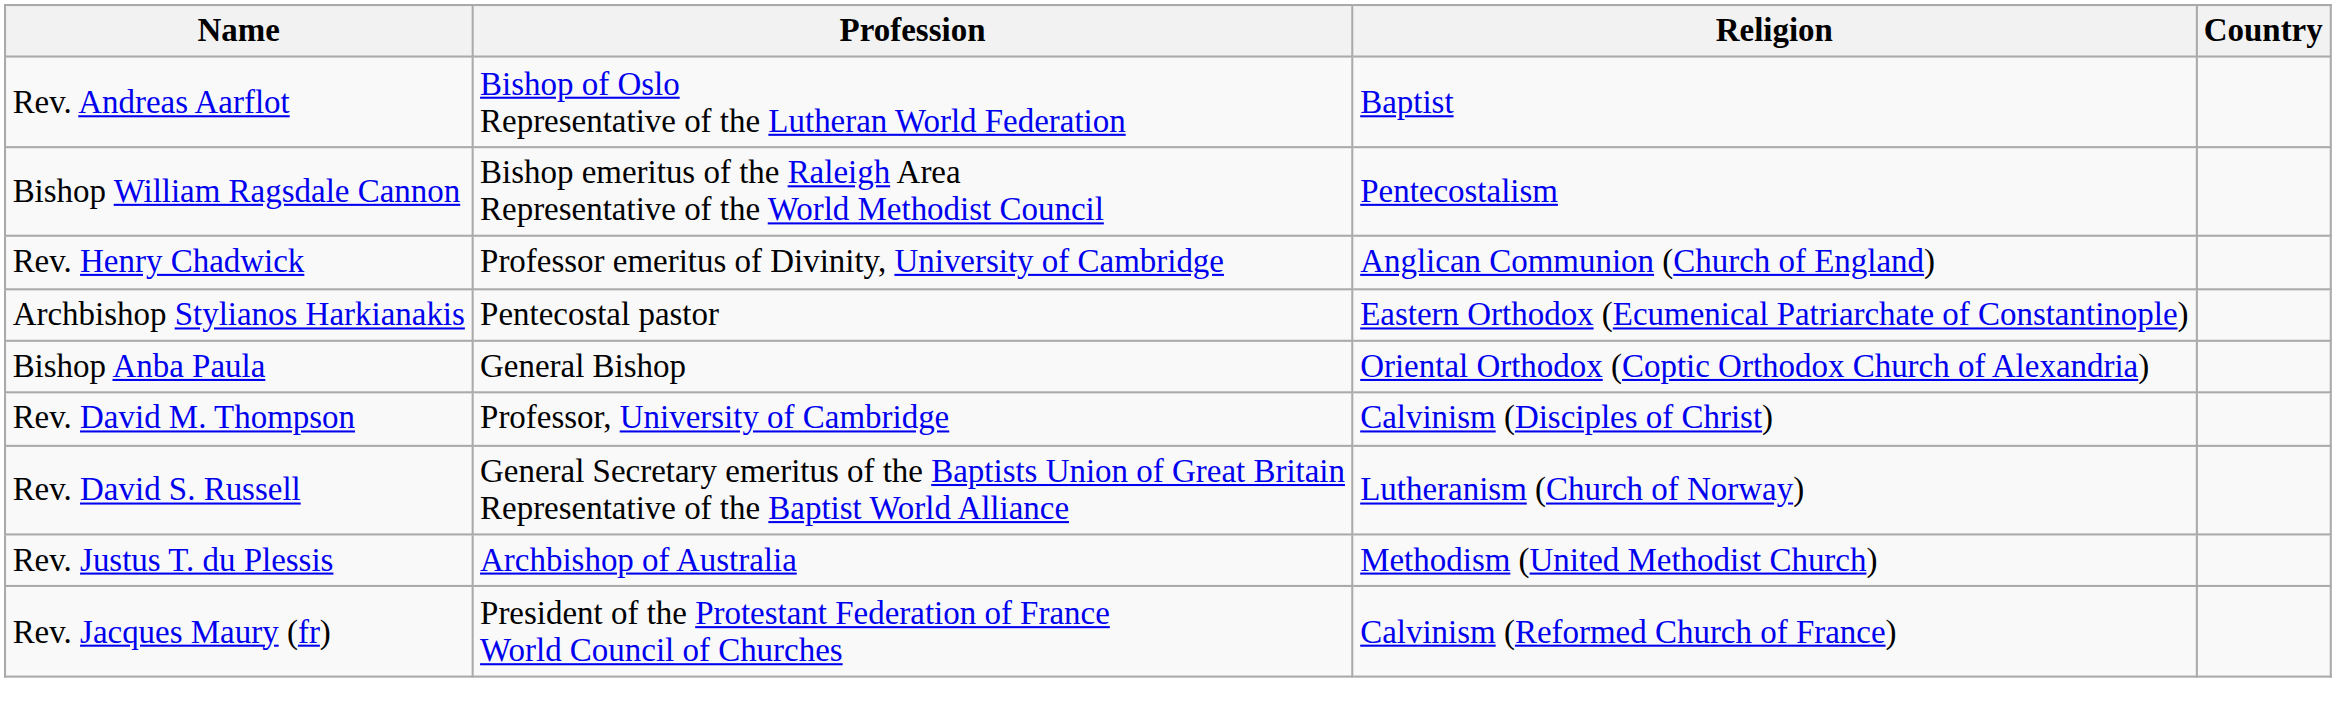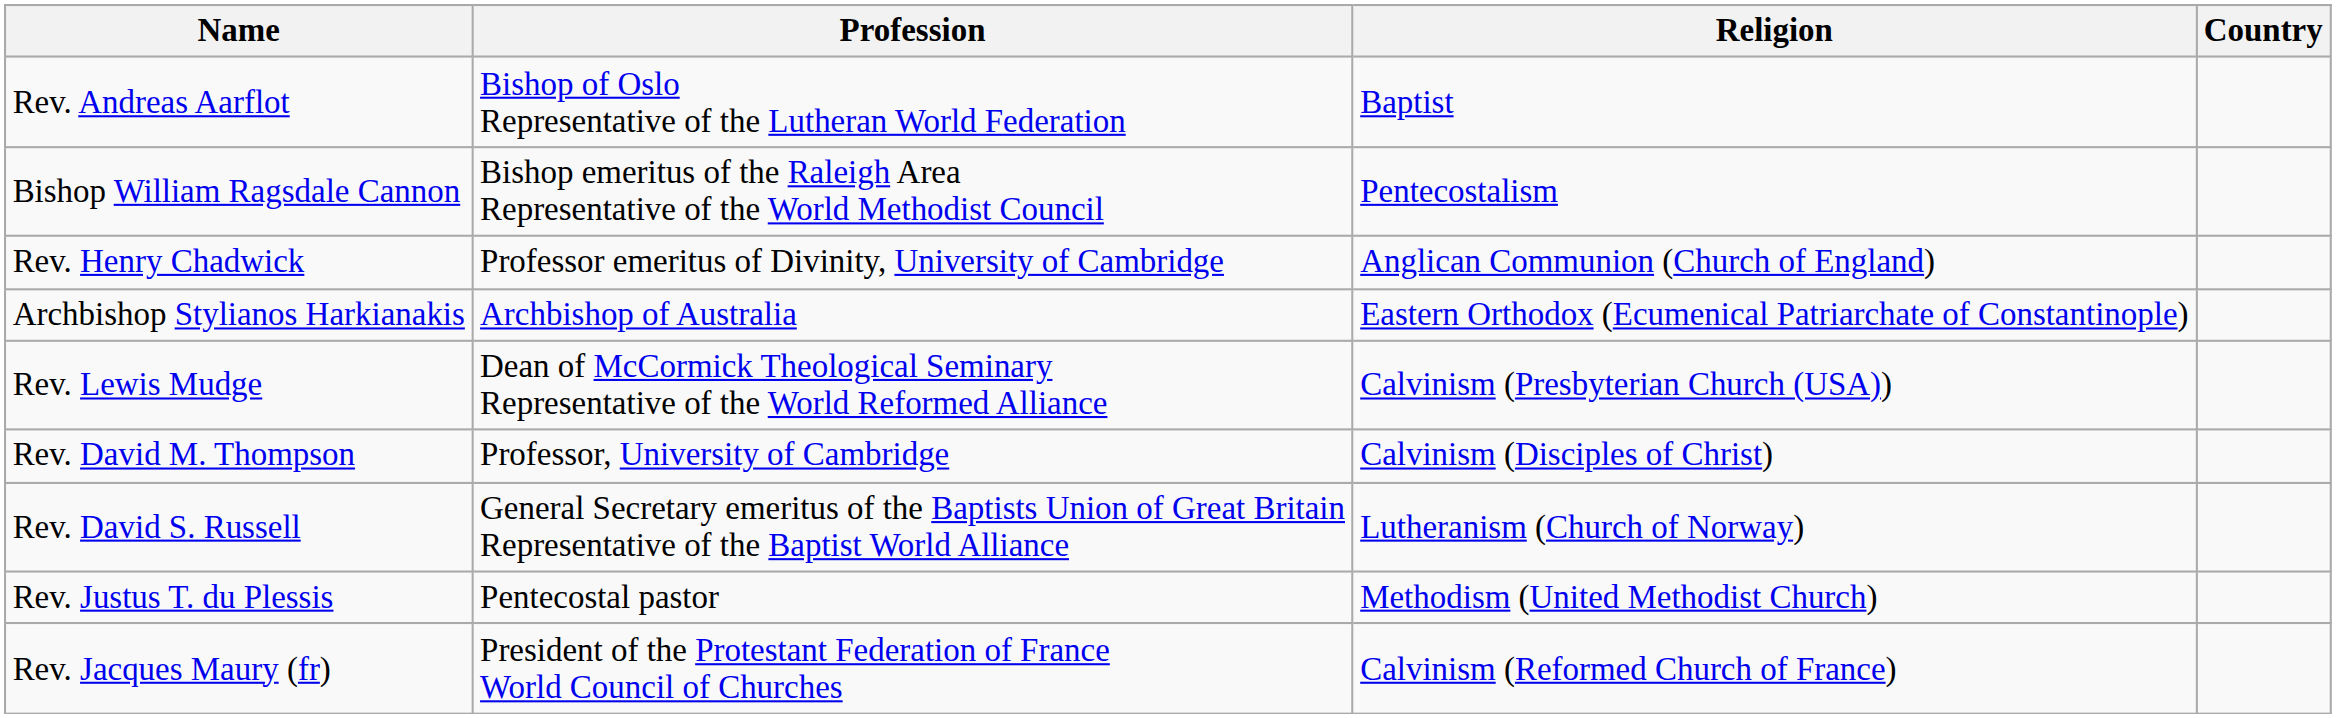(600, 313) Pentecostal pastor -> (638, 313) Archbishop of Australia
- row: (139, 366)
+ row: (137, 384)
(638, 560) Archbishop of Australia -> (600, 597) Pentecostal pastor
